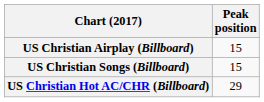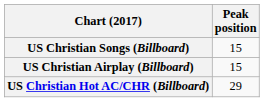rows swapped: (108, 67) <-> (108, 47)
